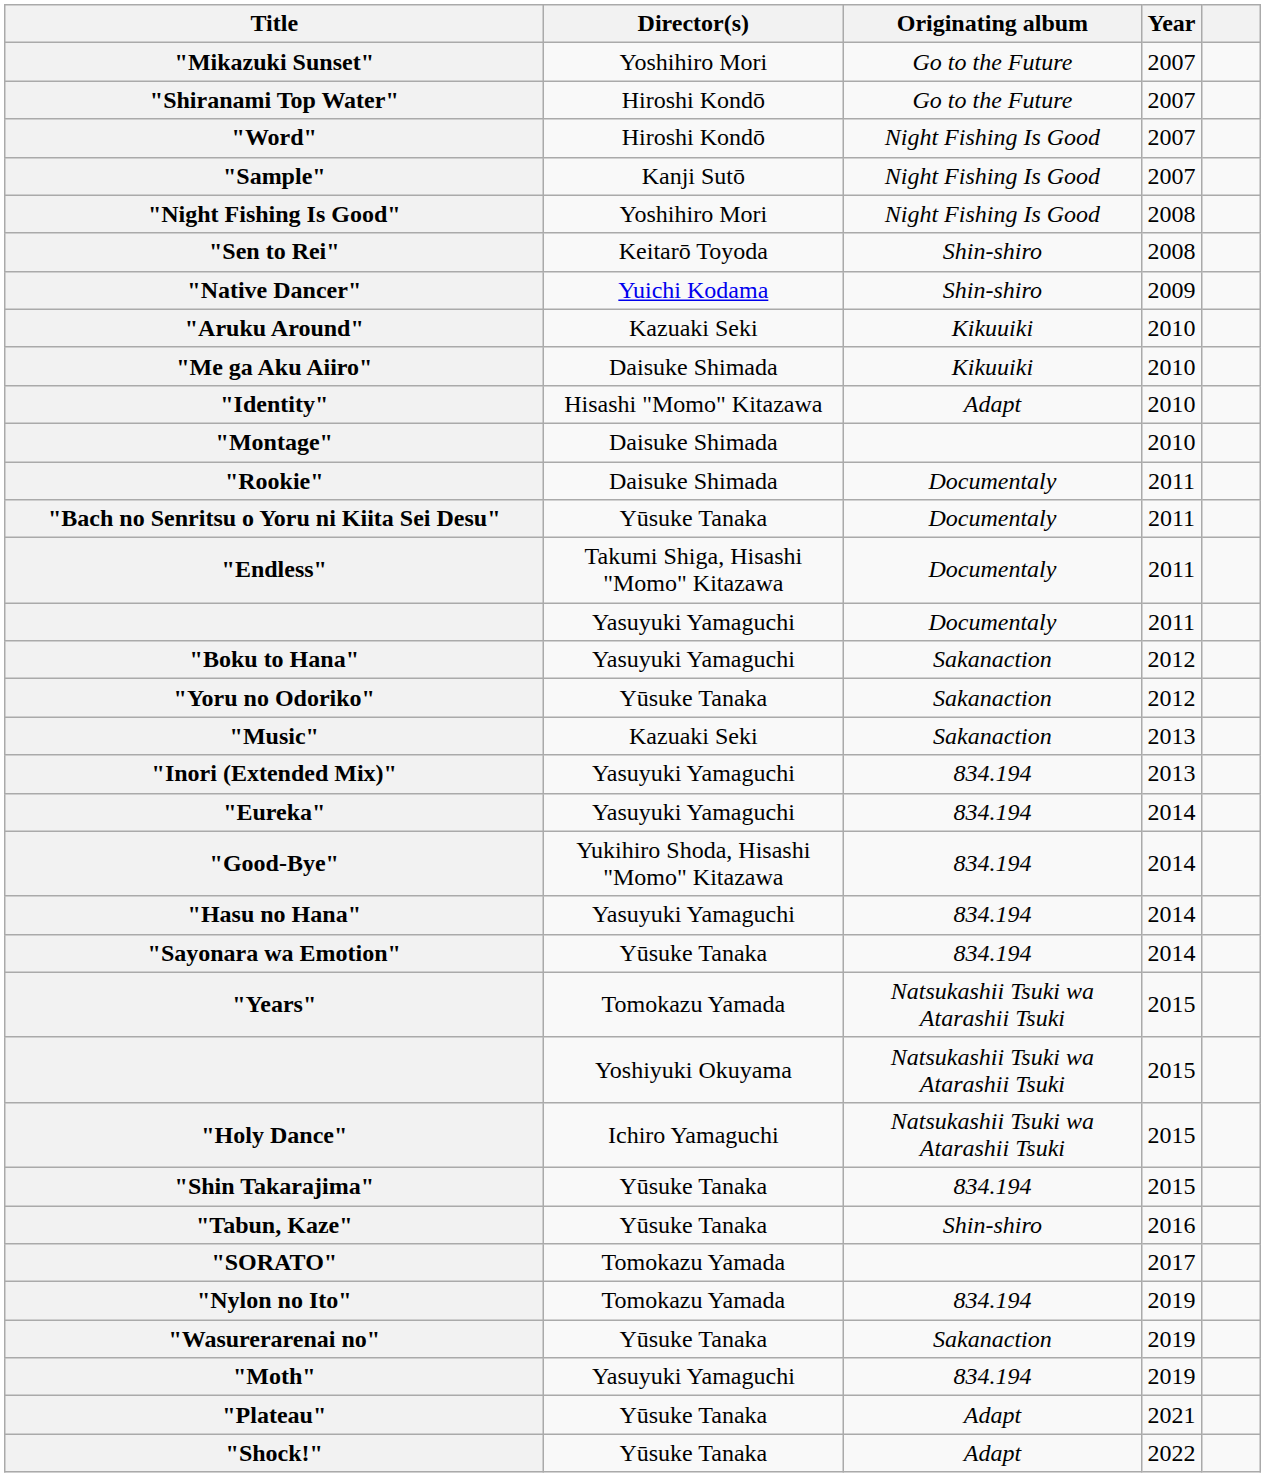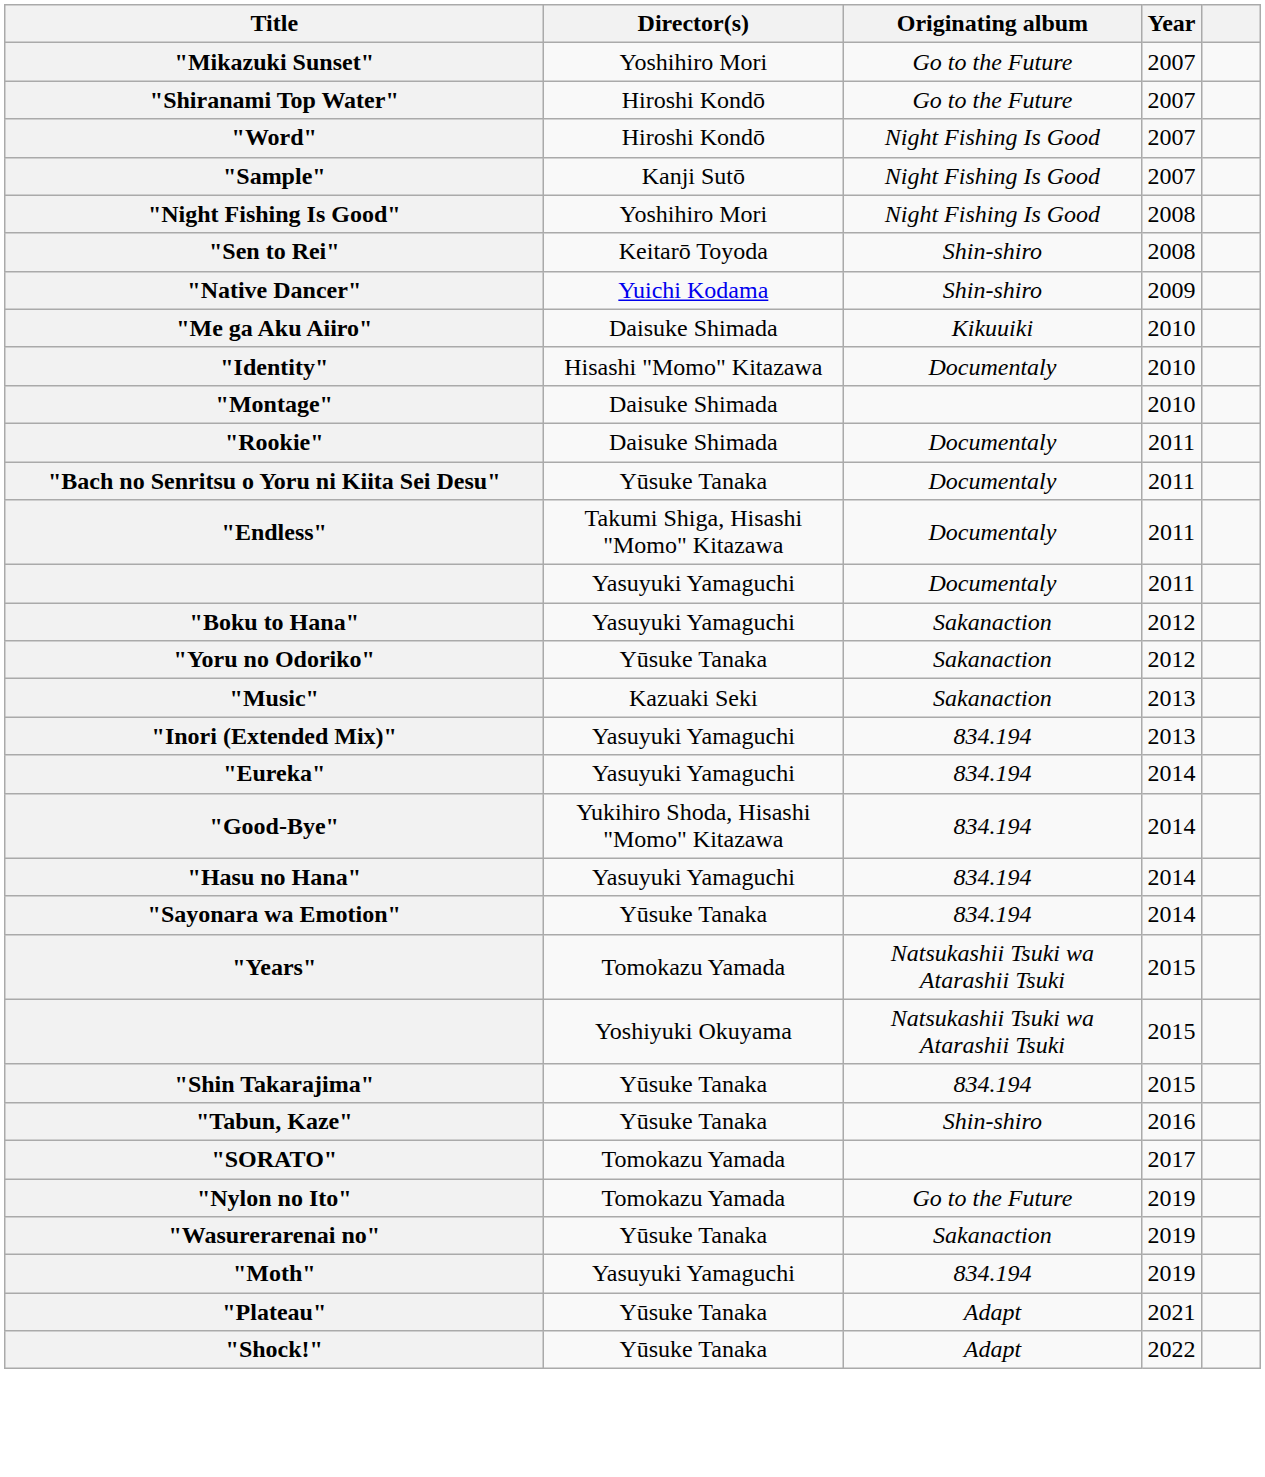- row: (274, 328)
(992, 404) Adapt -> (992, 366) Documentaly
- row: (274, 1134)
(992, 1300) 834.194 -> (992, 1197) Go to the Future
